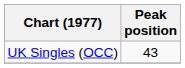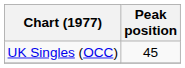(151, 52) 43 -> (151, 52) 45
